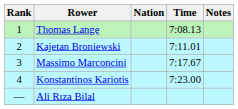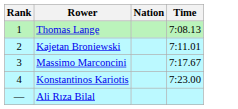- column: (218, 12)
